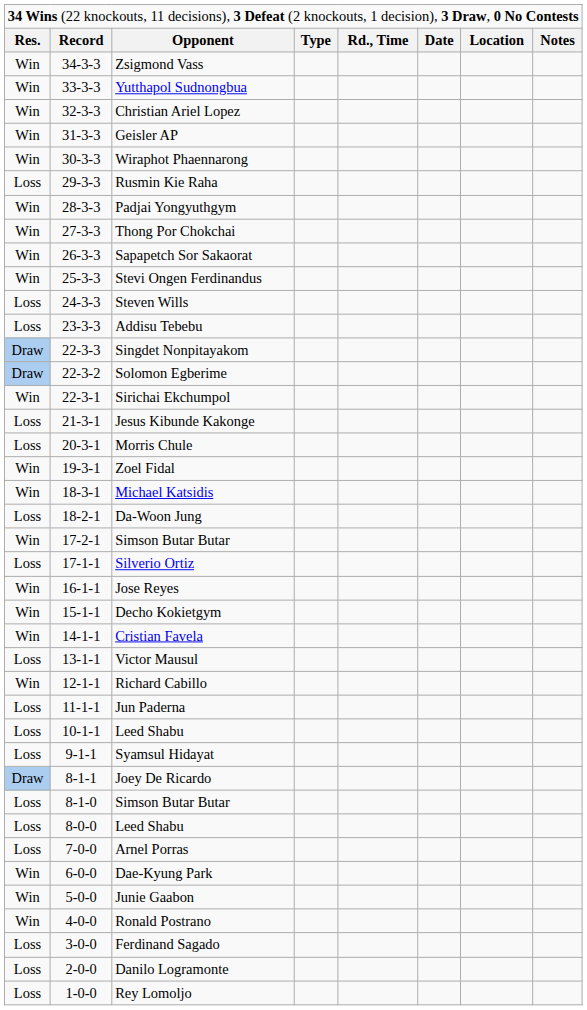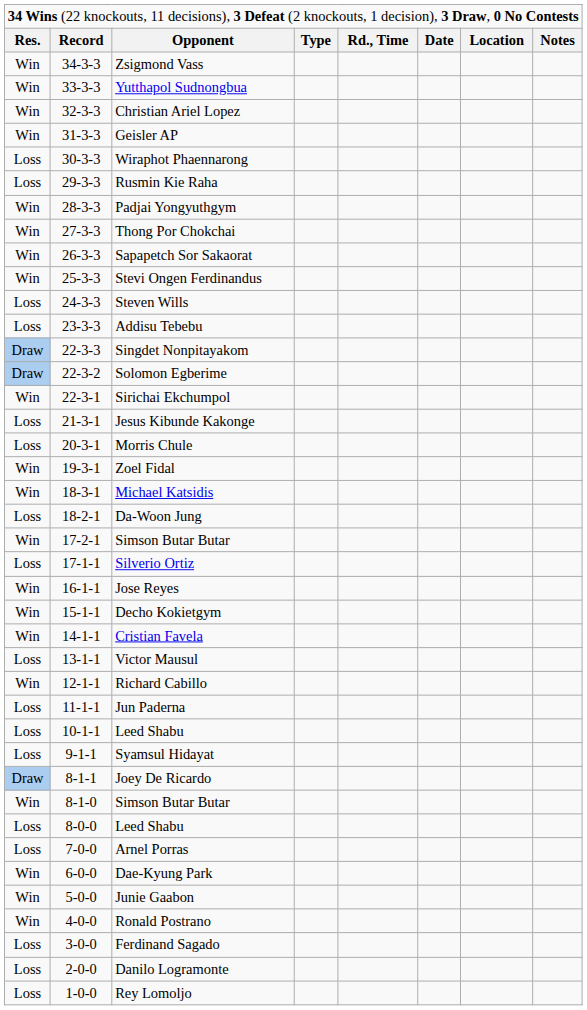(27, 159) Win -> (27, 159) Loss
(27, 802) Loss -> (27, 802) Win
